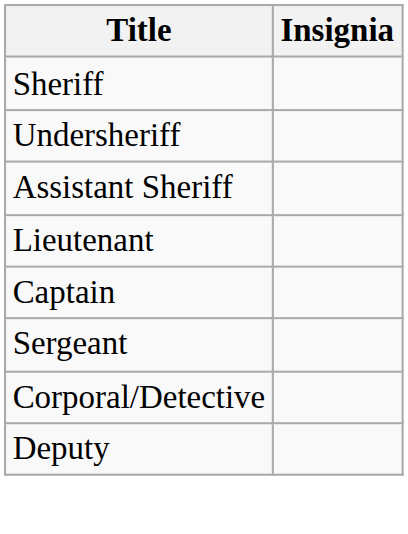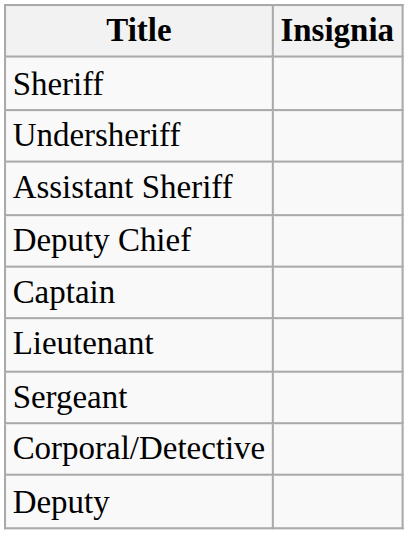+ row: (102, 239)
rows swapped: (64, 291) <-> (83, 239)
